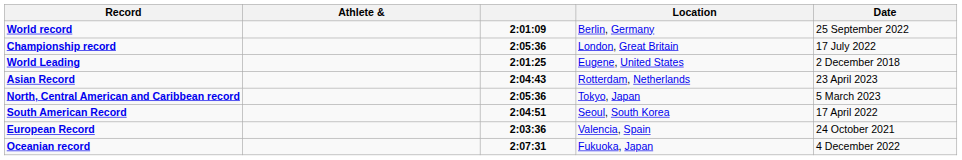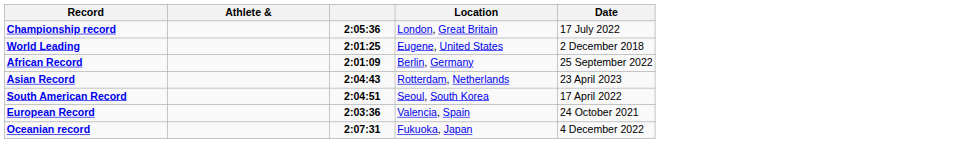- row: (40, 29)
+ row: (45, 63)
- row: (123, 96)
